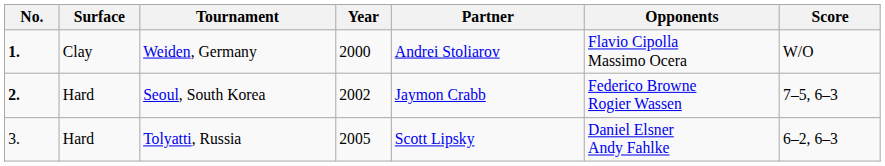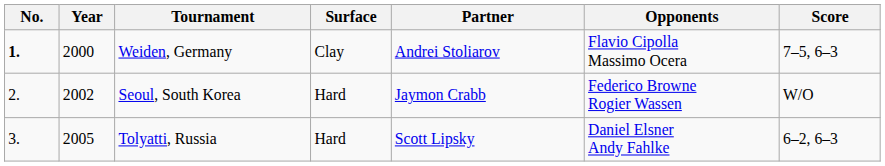columns swapped: (363, 16) <-> (99, 16)
(798, 51) W/O -> (810, 51) 7–5, 6–3
(14, 94) bold -> (14, 94) normal
(810, 94) 7–5, 6–3 -> (798, 94) W/O
